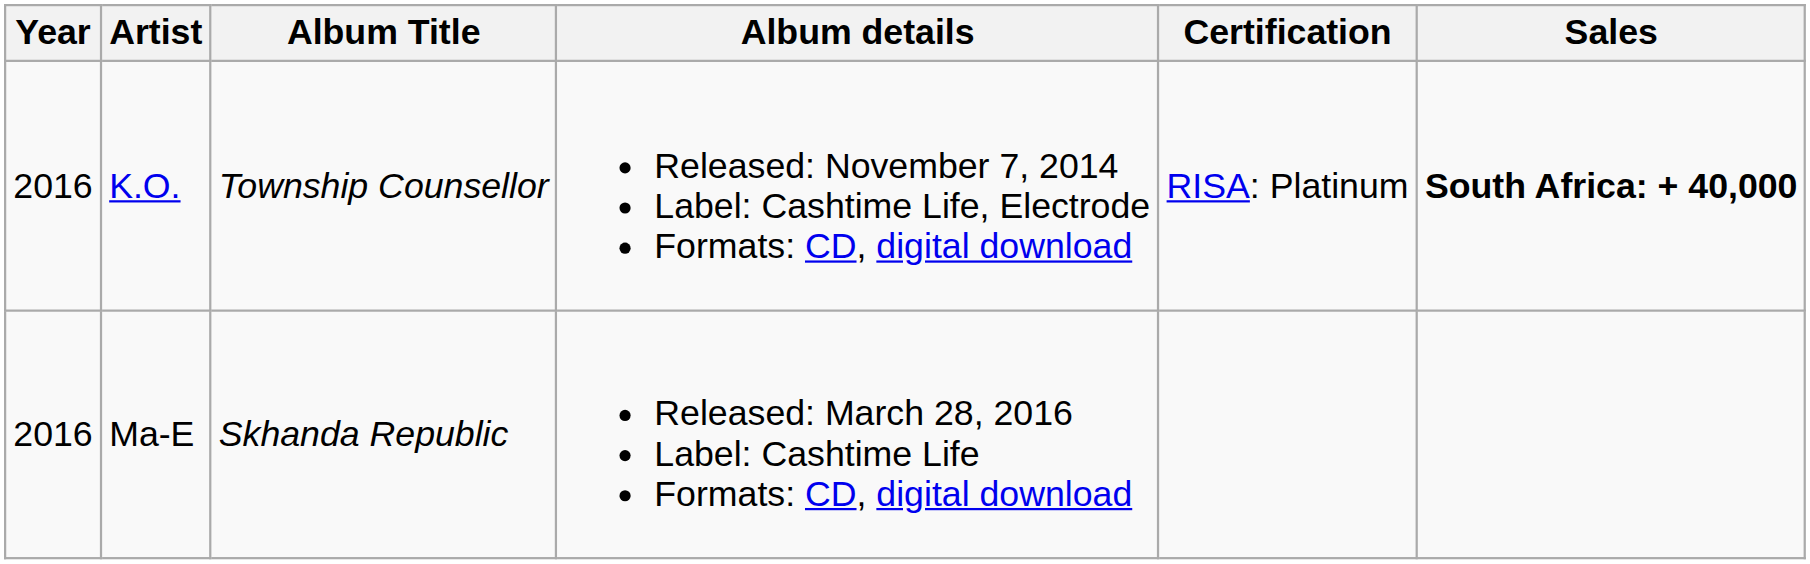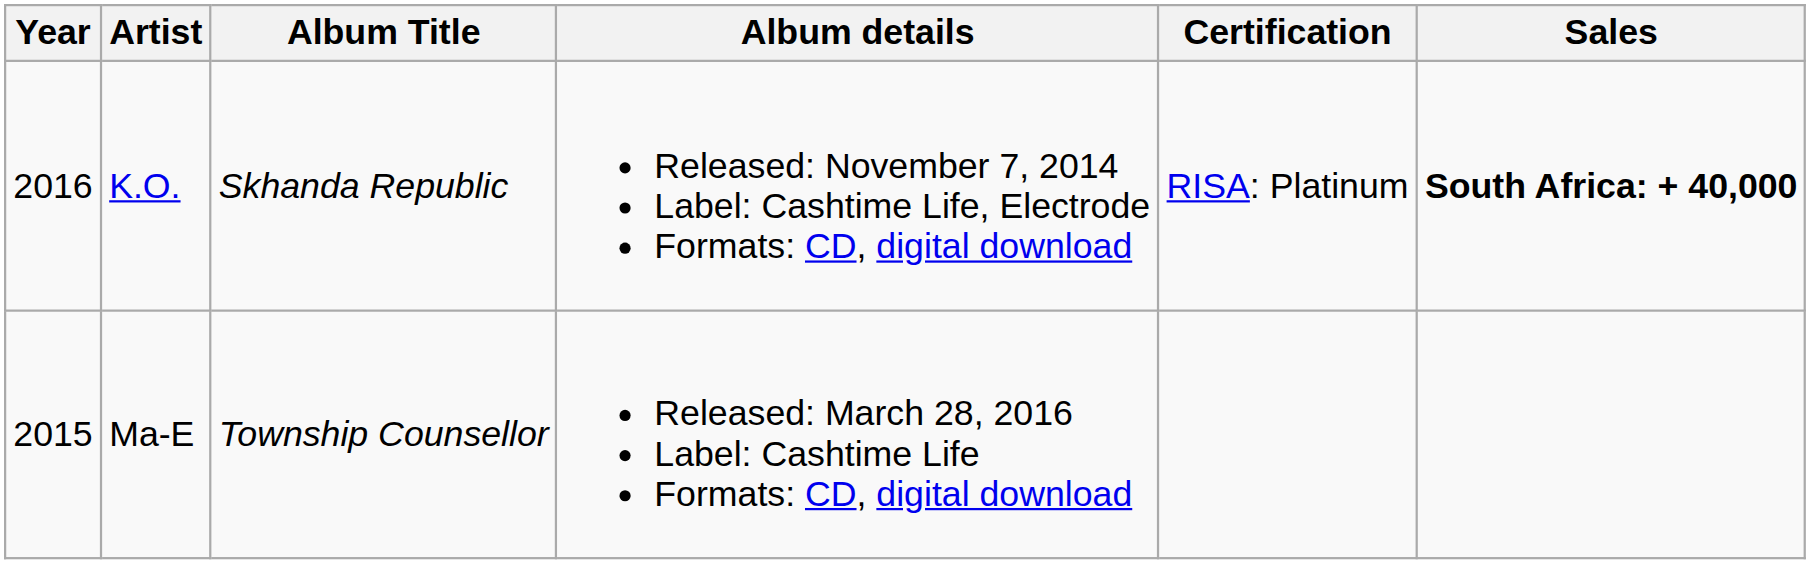(384, 185) Township Counsellor -> (364, 185) Skhanda Republic
(53, 433) 2016 -> (53, 433) 2015
(364, 433) Skhanda Republic -> (384, 433) Township Counsellor
